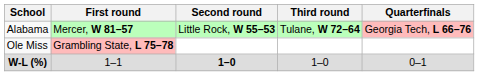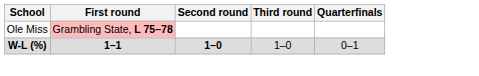- row: (28, 30)
(113, 63) normal -> (113, 46) bold
